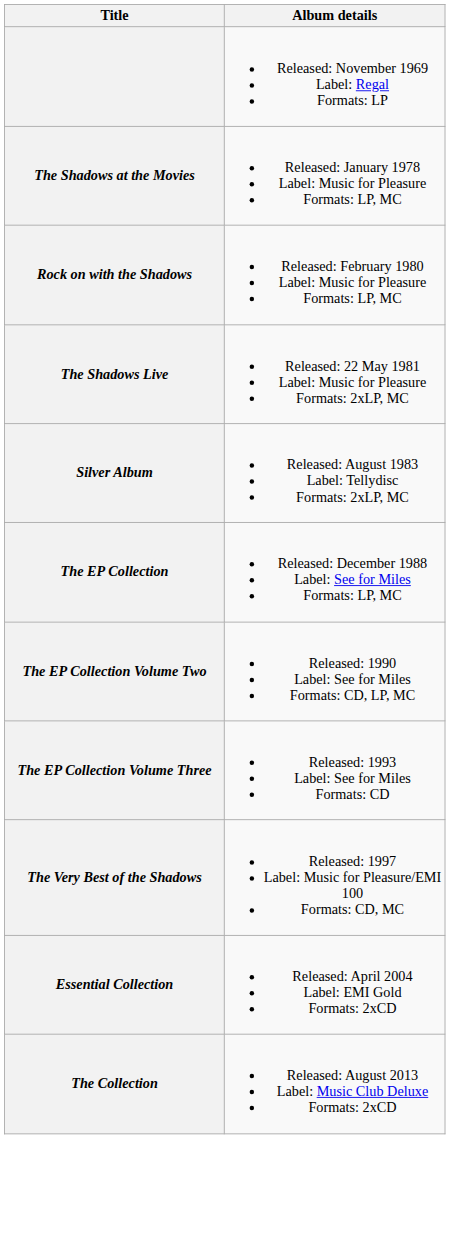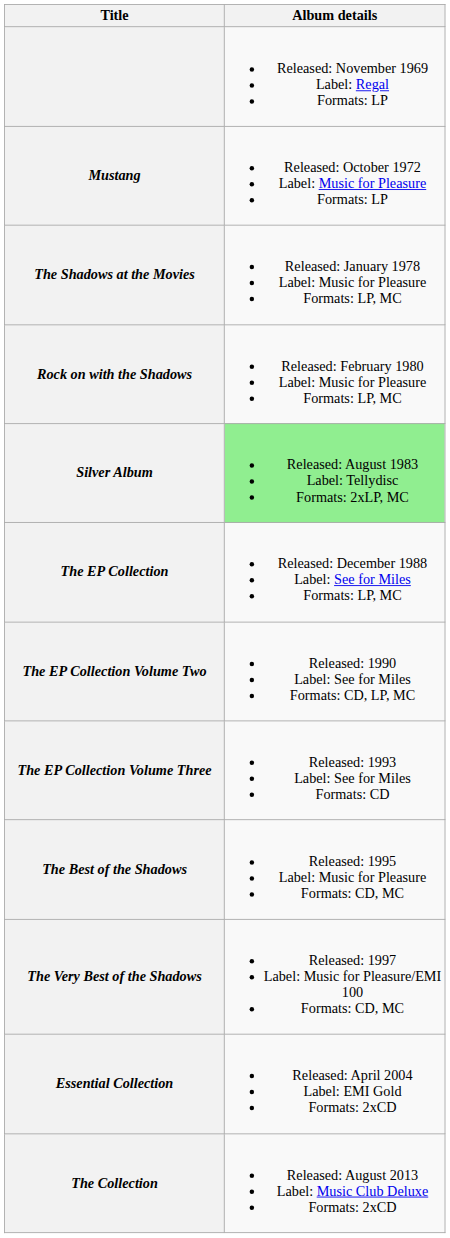+ row: (115, 175)
- row: (115, 374)
(335, 481) no background -> (335, 481) lightgreen background
+ row: (115, 869)
